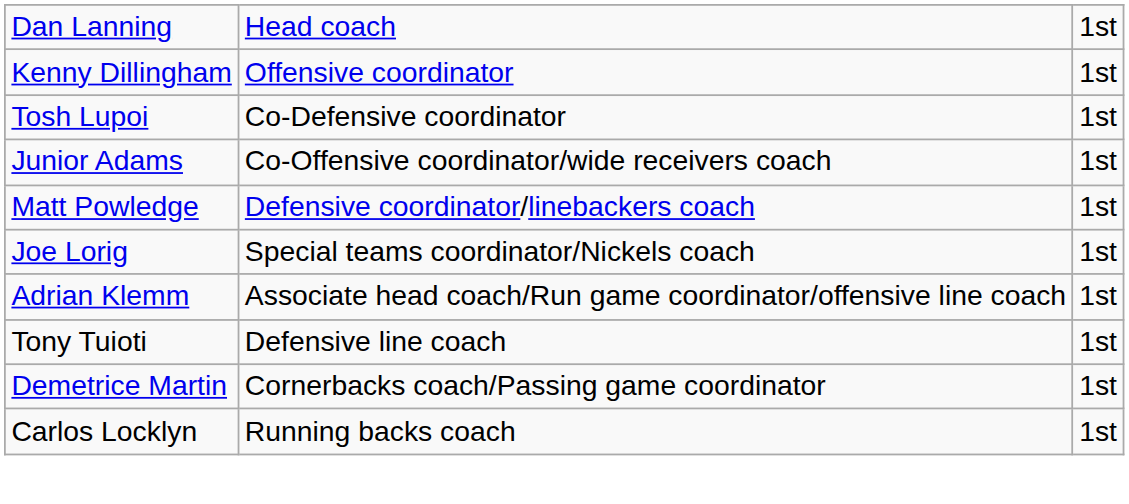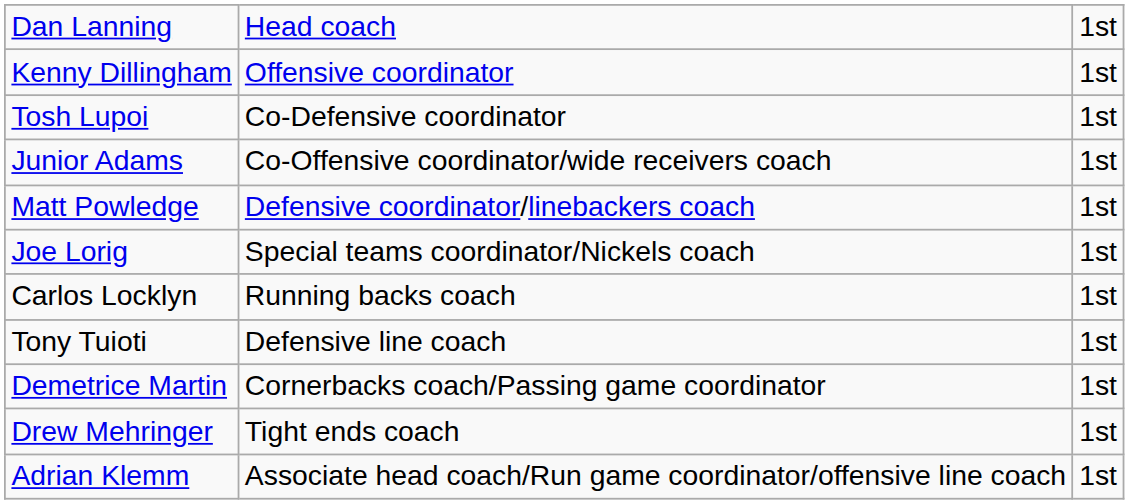rows swapped: (100, 296) <-> (104, 431)
+ row: (112, 431)
